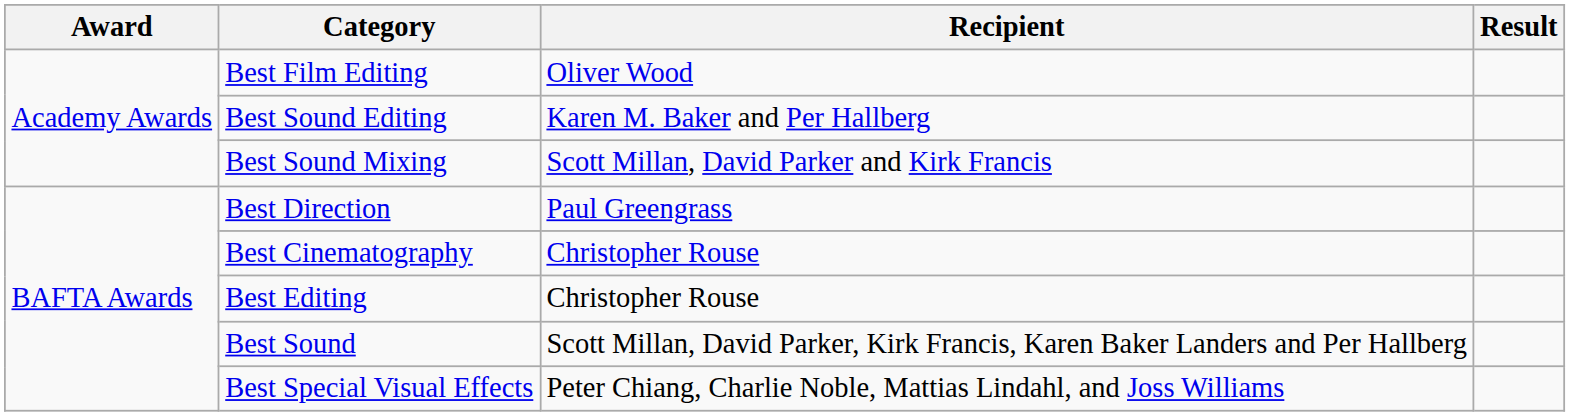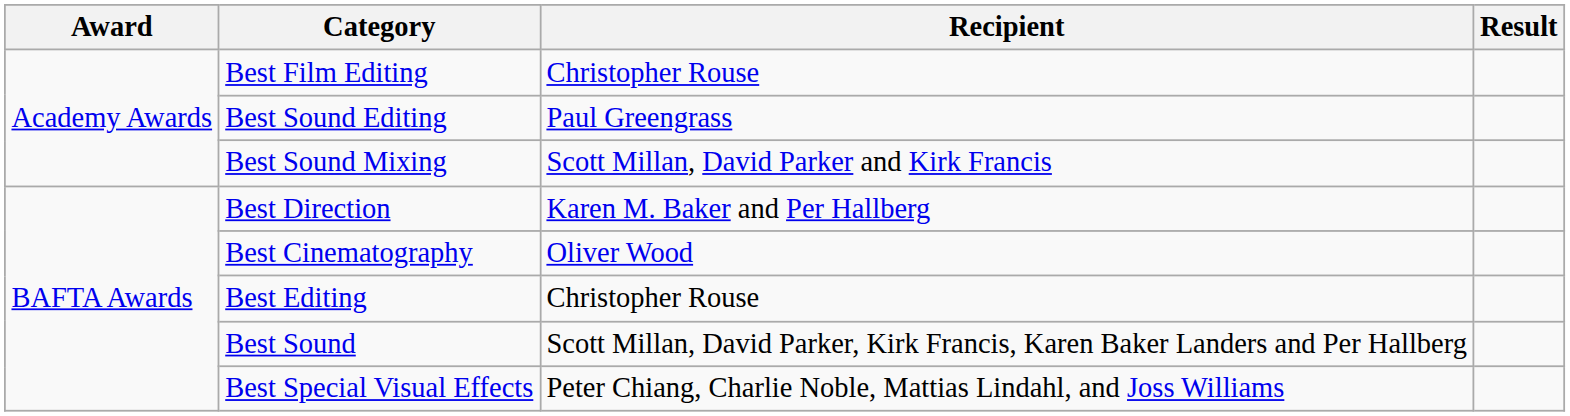(620, 72) Oliver Wood -> (653, 72) Christopher Rouse
(738, 117) Karen M. Baker and Per Hallberg -> (639, 117) Paul Greengrass
(639, 207) Paul Greengrass -> (738, 207) Karen M. Baker and Per Hallberg
(653, 252) Christopher Rouse -> (620, 252) Oliver Wood
